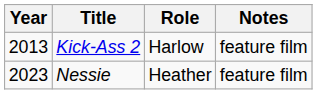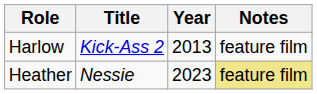columns swapped: (28, 18) <-> (180, 18)
(264, 74) no background -> (264, 74) khaki background
